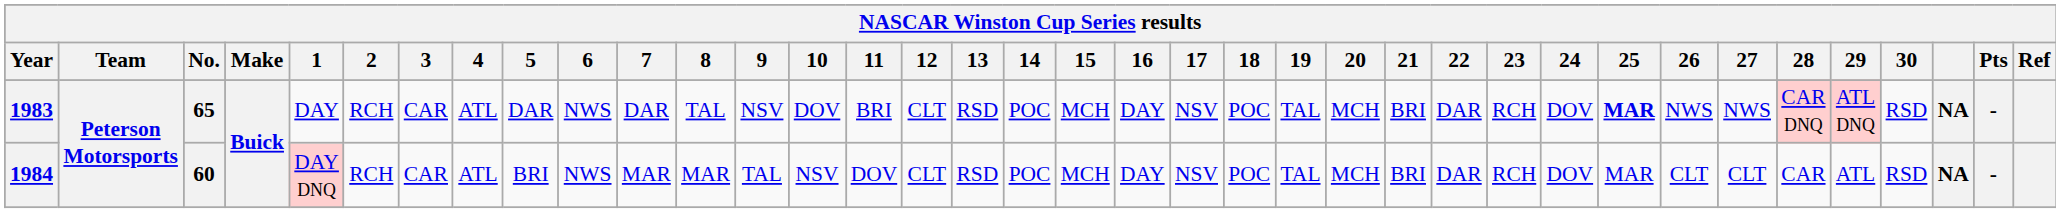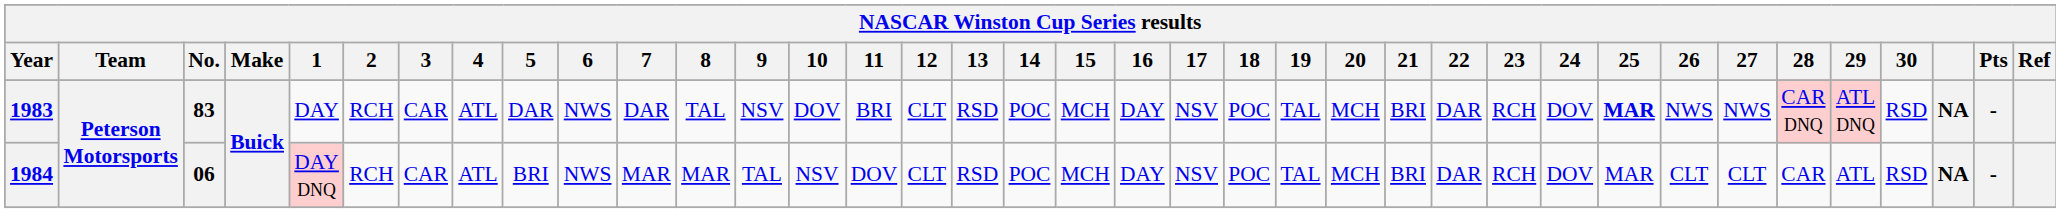(204, 110) 65 -> (204, 110) 83
(204, 174) 60 -> (204, 174) 06
